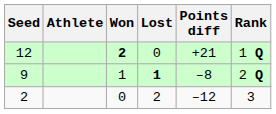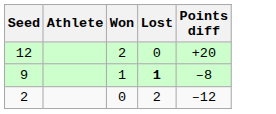- column: (251, 23)
(122, 53) bold -> (122, 53) normal
(204, 53) +21 -> (204, 53) +20
